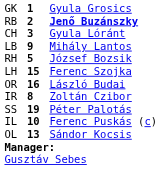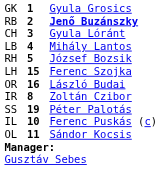(30, 46) 9 -> (30, 46) 4
(33, 134) 13 -> (33, 134) 11
